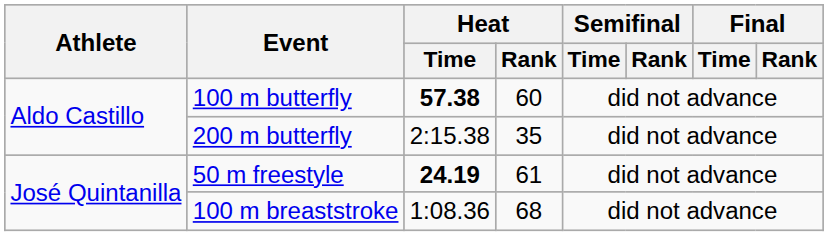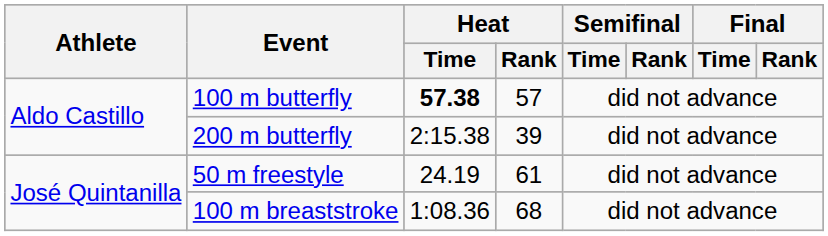(529, 98) 60 -> (529, 98) 57
(529, 136) 35 -> (529, 136) 39
(450, 174) bold -> (450, 174) normal
